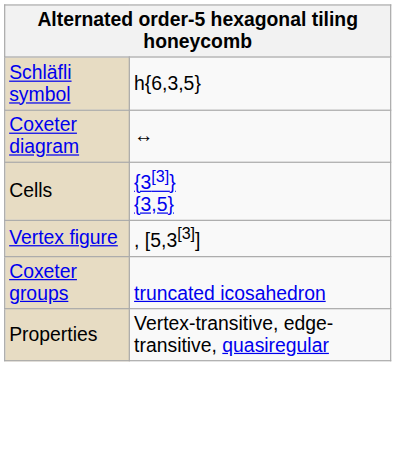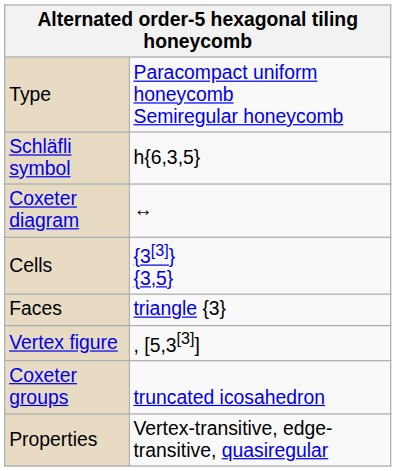+ row: (30, 94)
+ row: (36, 309)
